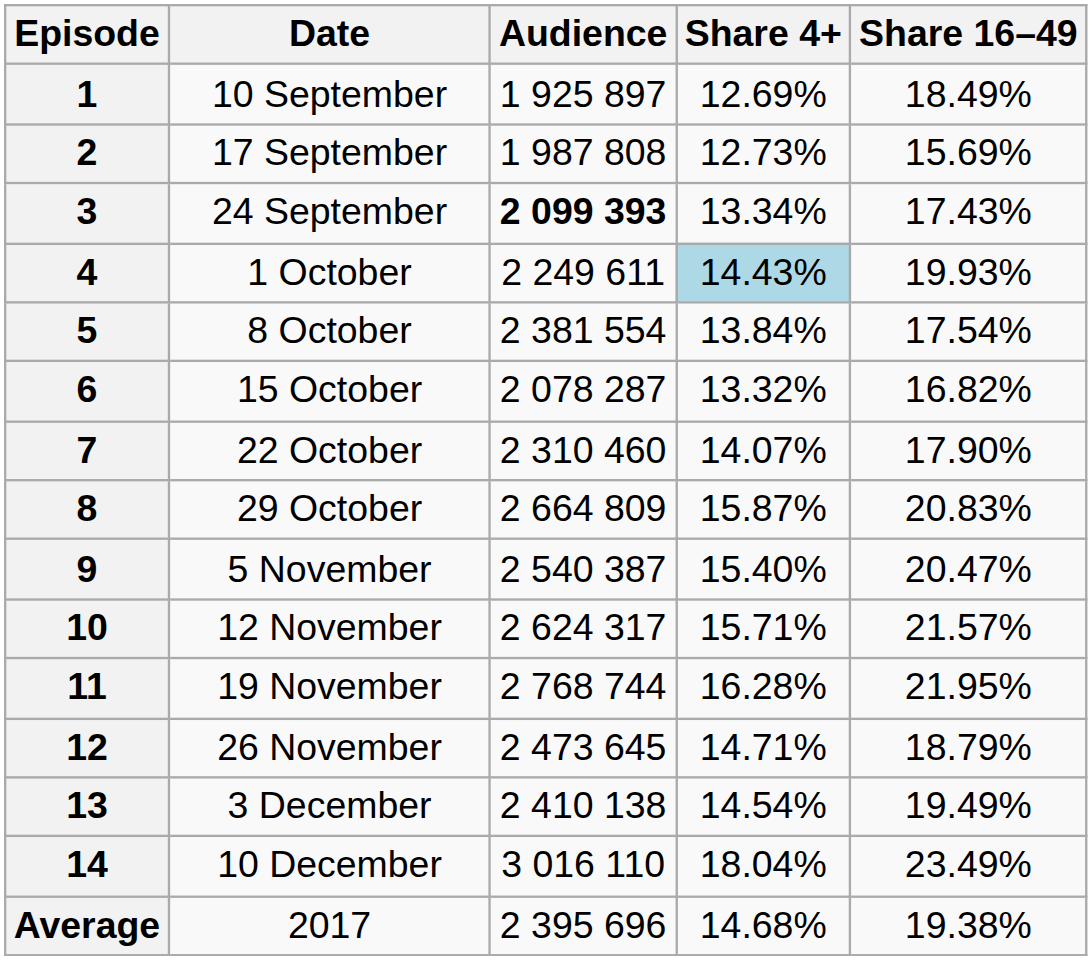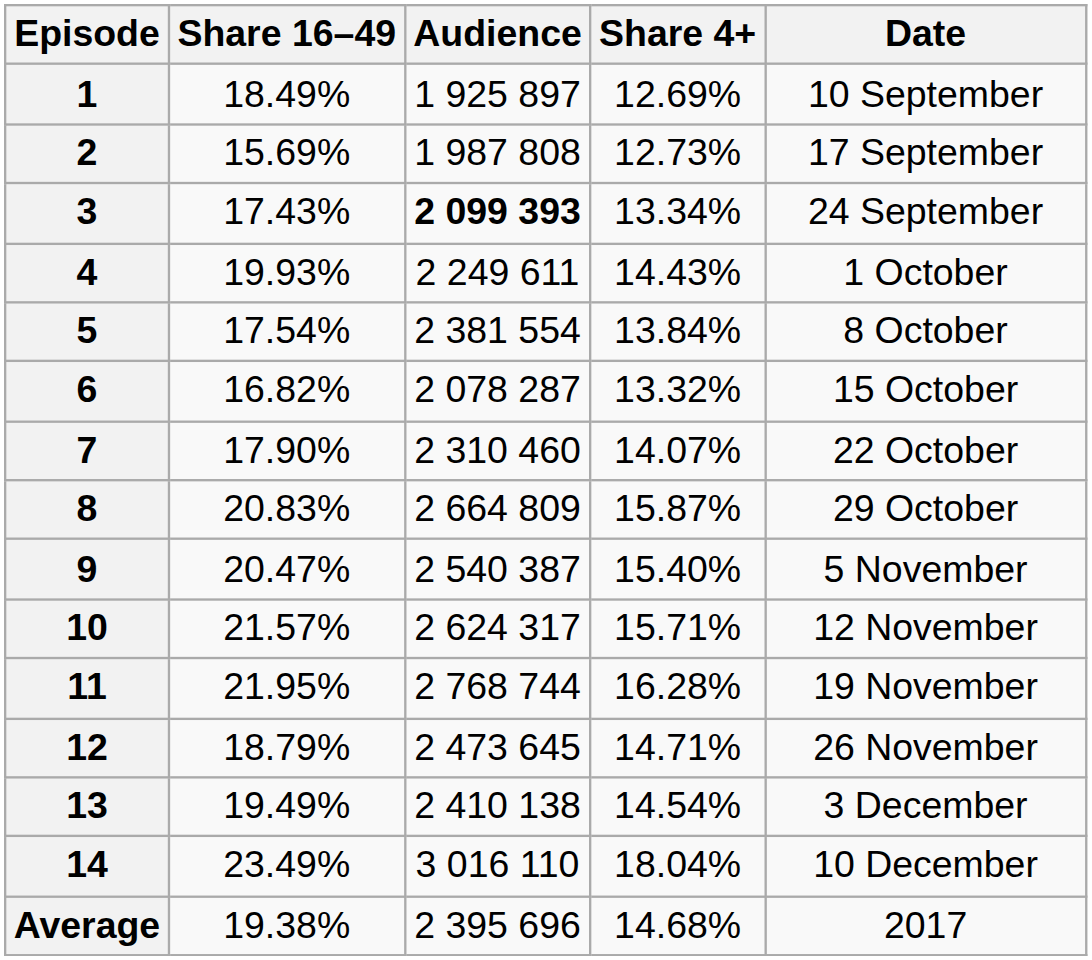columns swapped: (330, 34) <-> (968, 34)
(763, 271) lightblue background -> (678, 271) no background
